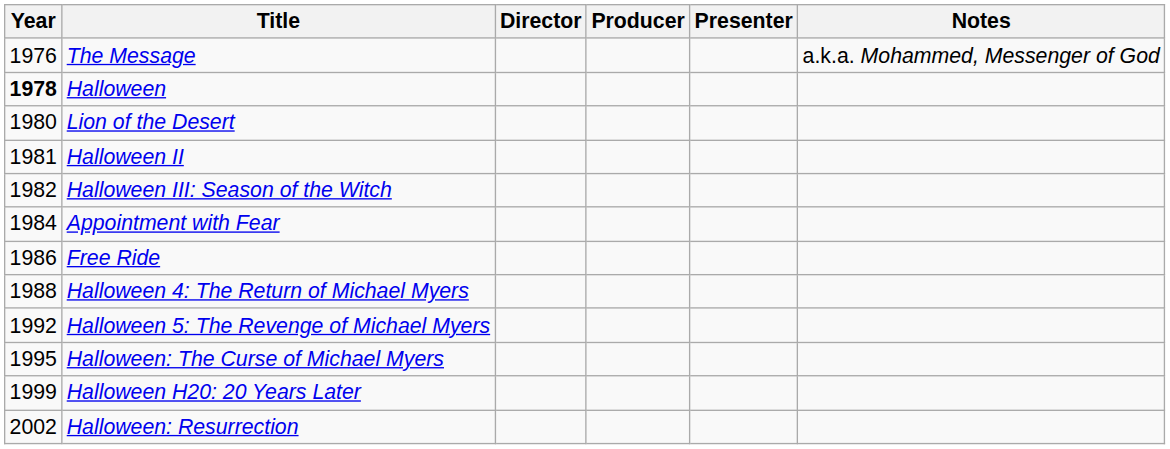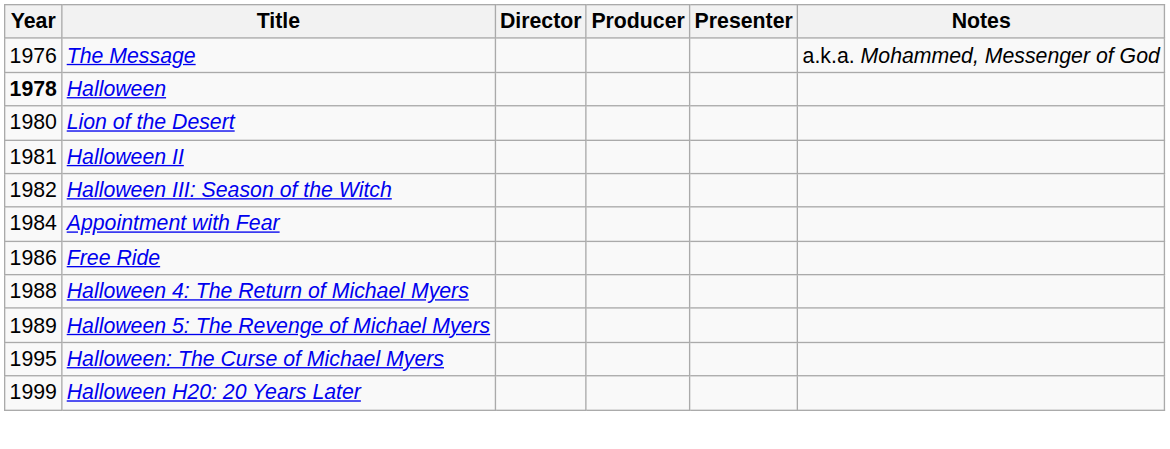(33, 325) 1992 -> (33, 325) 1989
- row: (183, 426)
